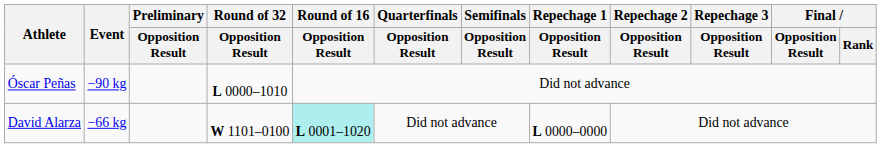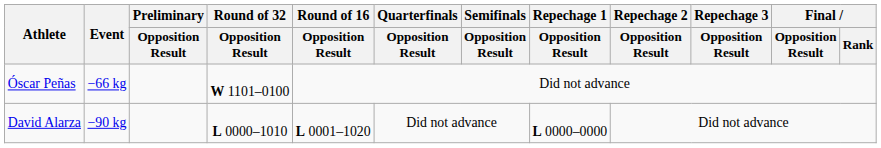(107, 84) −90 kg -> (107, 84) −66 kg
(250, 92) L 0000–1010 -> (250, 92) W 1101–0100
(107, 123) −66 kg -> (107, 123) −90 kg
(250, 131) W 1101–0100 -> (250, 131) L 0000–1010
(333, 131) paleturquoise background -> (333, 131) no background
